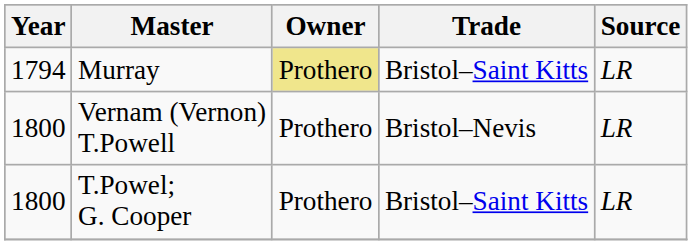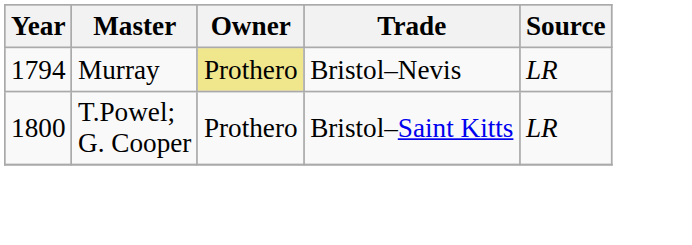(487, 69) Bristol–Saint Kitts -> (386, 69) Bristol–Nevis
- row: (172, 127)
